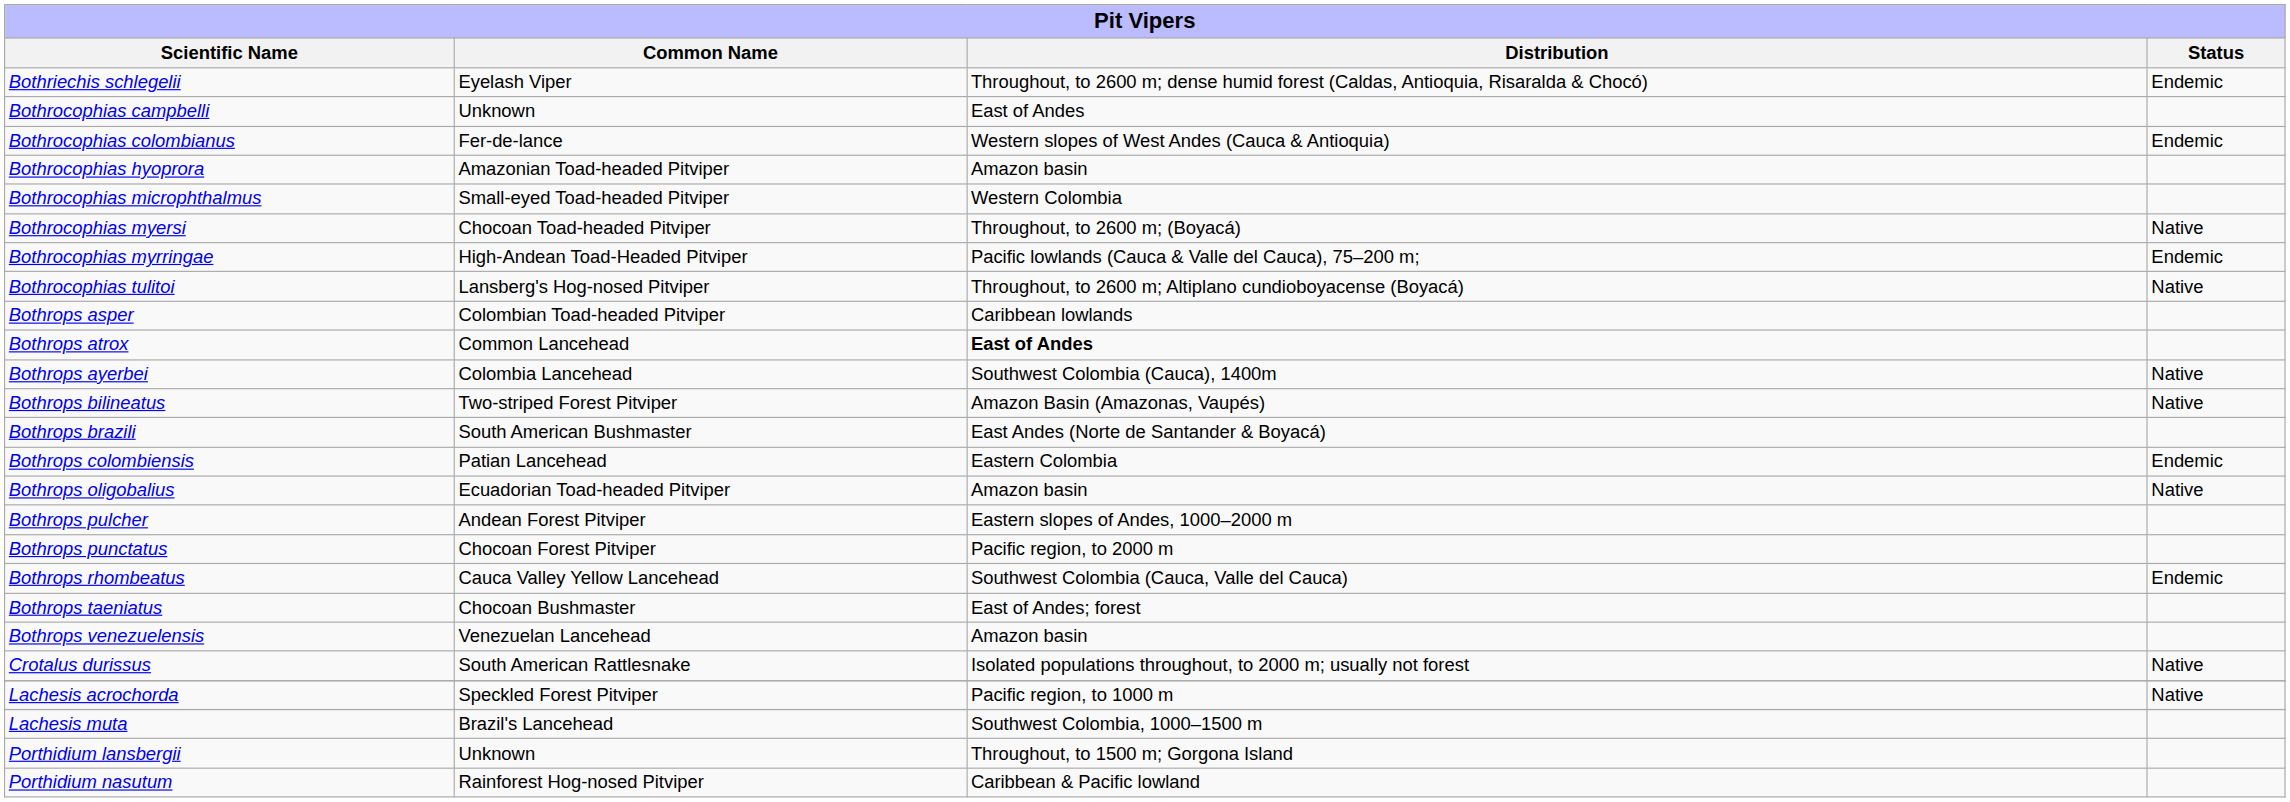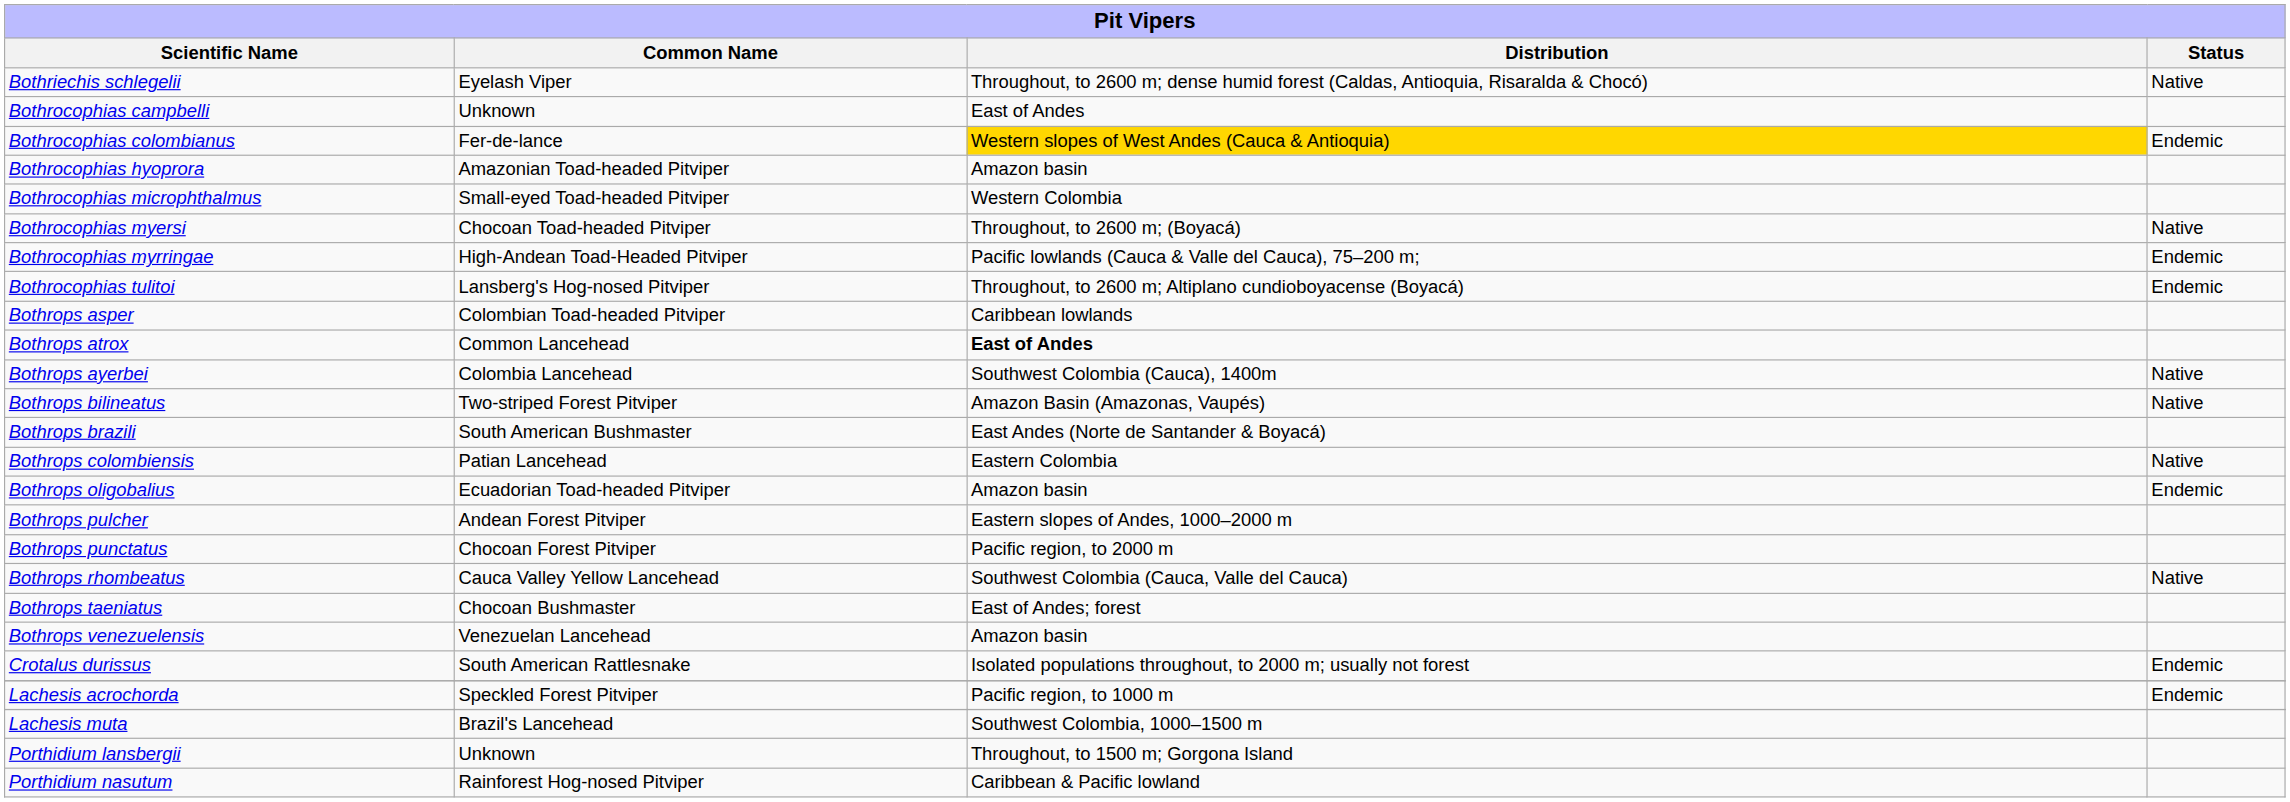(2187, 82) Endemic -> (2177, 82) Native
(1180, 140) no background -> (1180, 140) gold background
(2177, 286) Native -> (2187, 286) Endemic
(2187, 461) Endemic -> (2177, 461) Native
(2177, 490) Native -> (2187, 490) Endemic
(2187, 578) Endemic -> (2177, 578) Native
(2177, 665) Native -> (2187, 665) Endemic
(2177, 694) Native -> (2187, 694) Endemic
